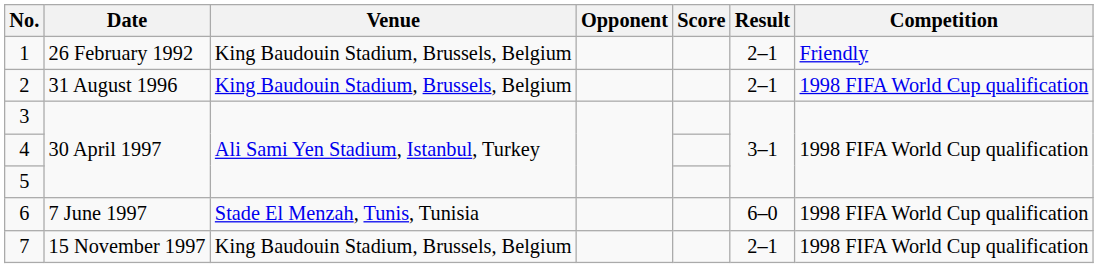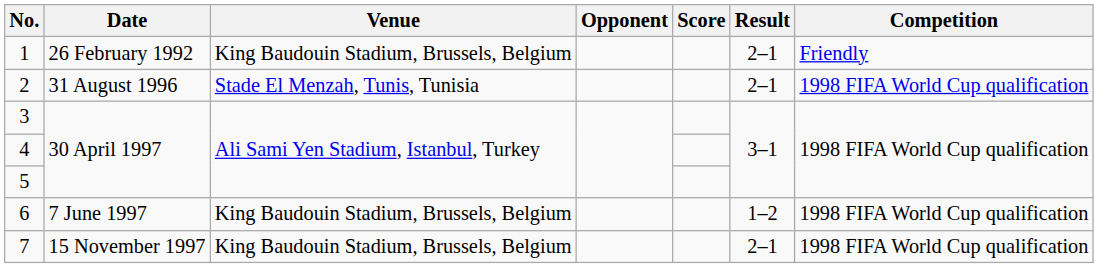(393, 85) King Baudouin Stadium, Brussels, Belgium -> (347, 85) Stade El Menzah, Tunis, Tunisia
(347, 213) Stade El Menzah, Tunis, Tunisia -> (393, 213) King Baudouin Stadium, Brussels, Belgium
(762, 213) 6–0 -> (762, 213) 1–2
